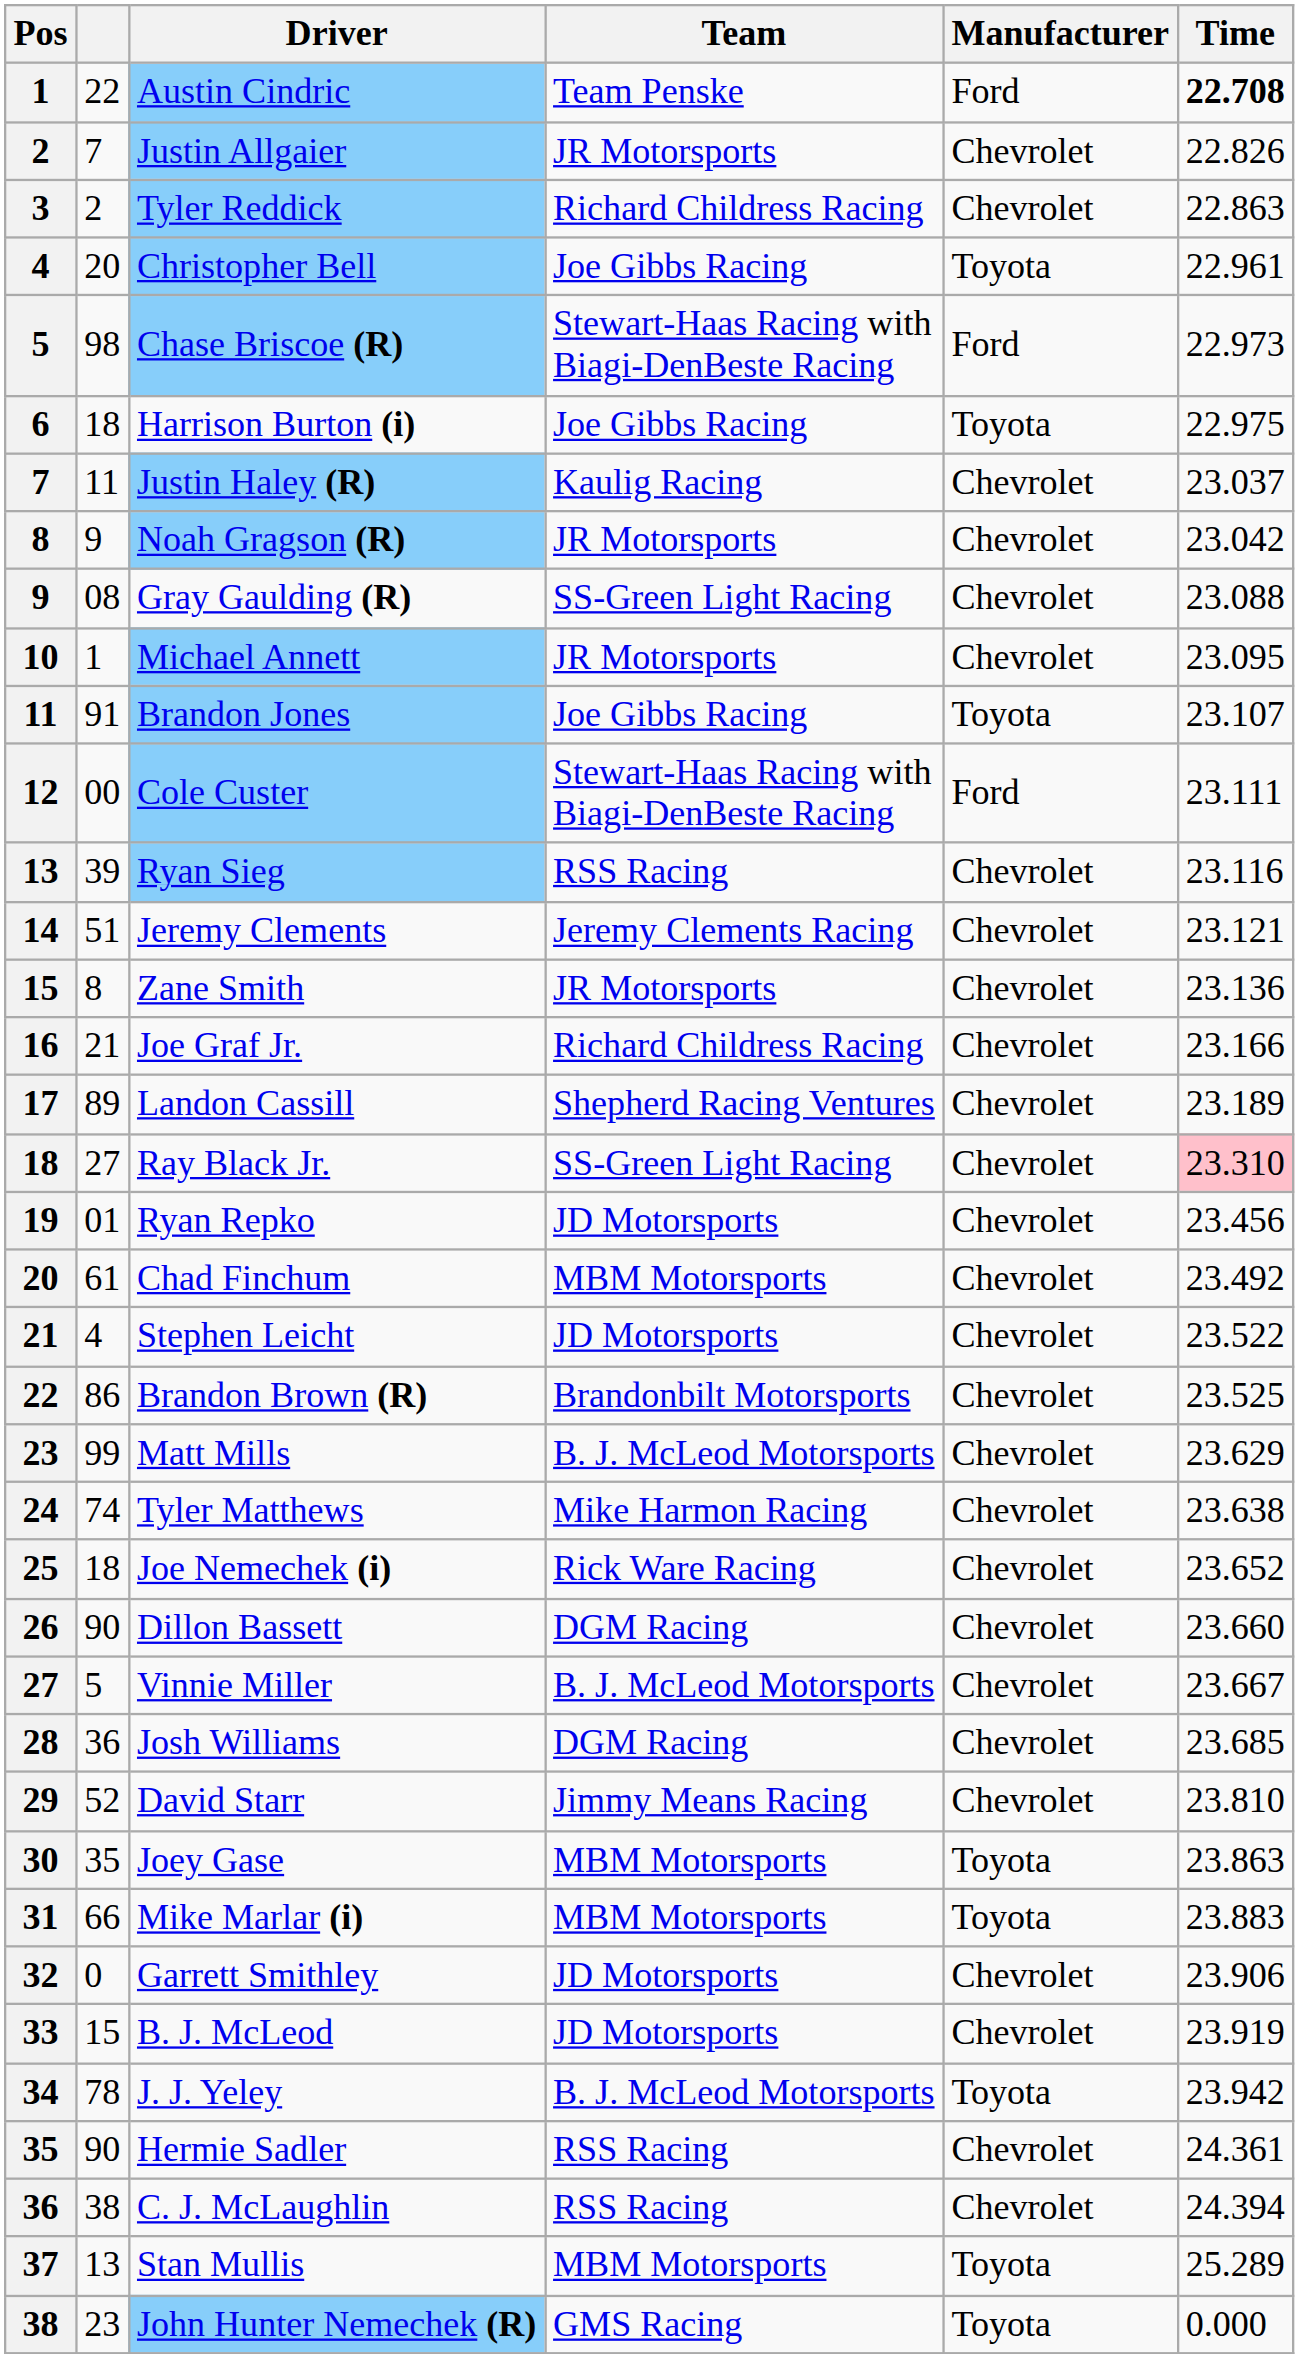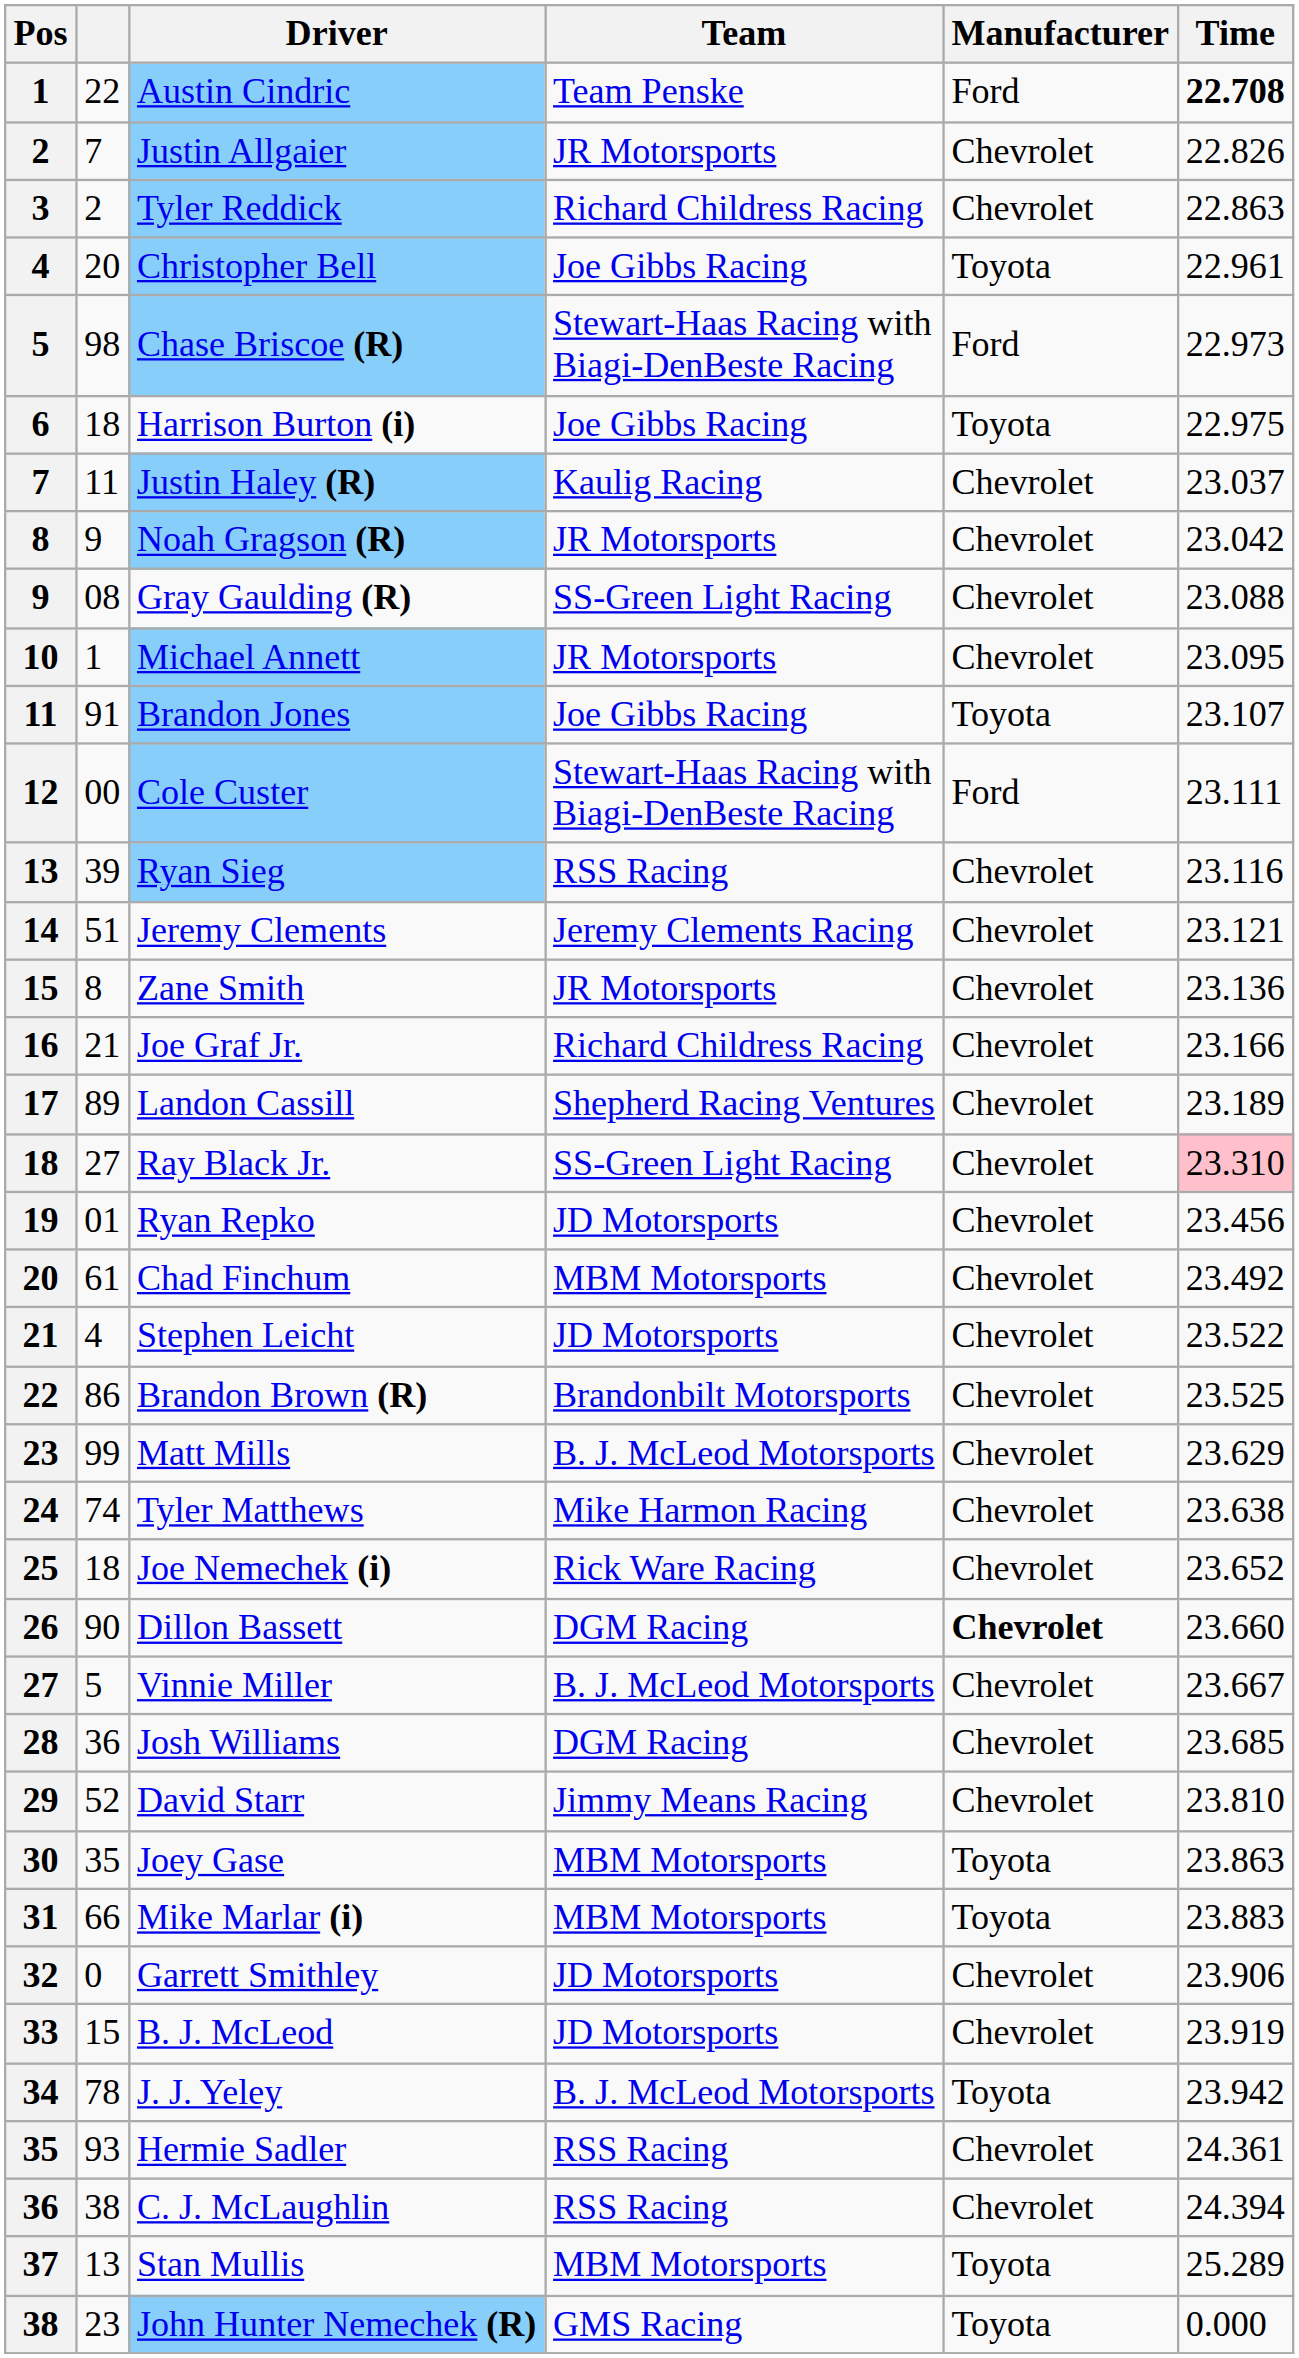(1023, 1625) normal -> (1027, 1625) bold
(102, 2148) 90 -> (102, 2148) 93
